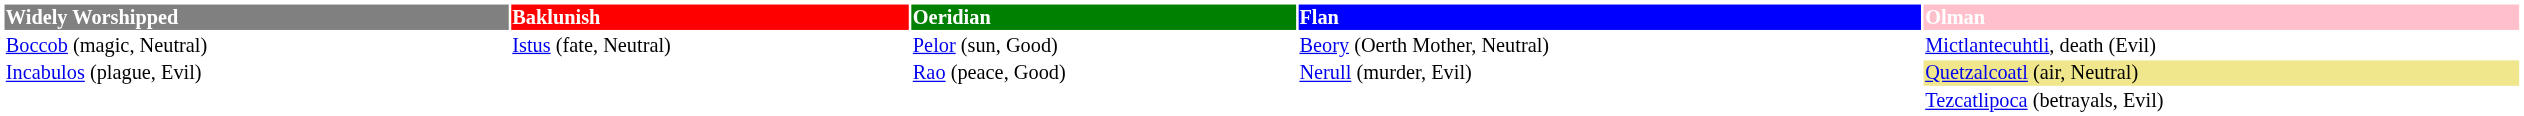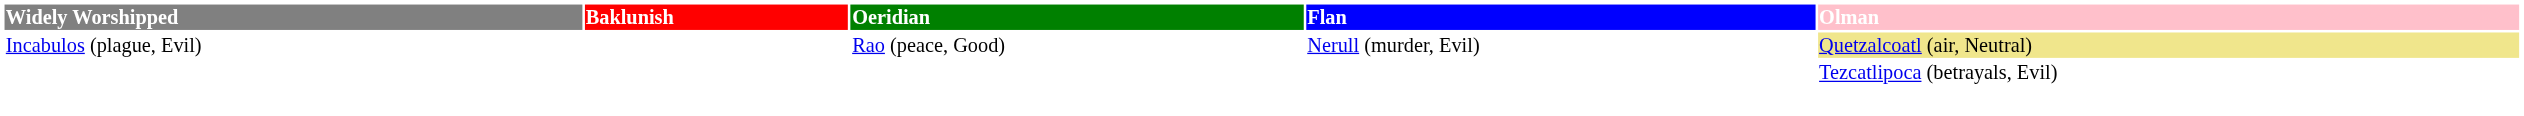- row: (107, 45)
